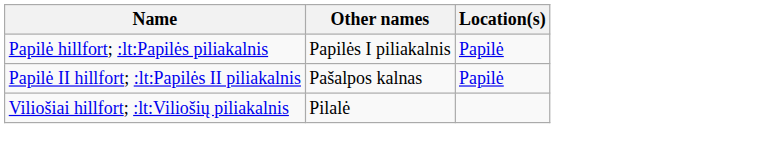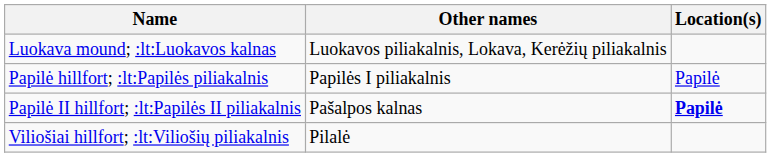+ row: (142, 49)
(481, 78) normal -> (699, 108) bold
